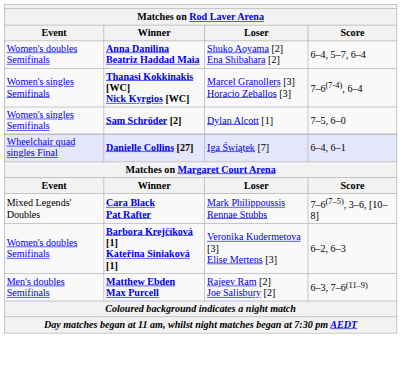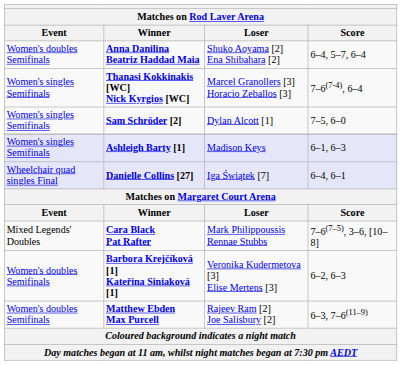+ row: (146, 148)
(36, 287) Men's doubles Semifinals -> (42, 314) Women's doubles Semifinals
